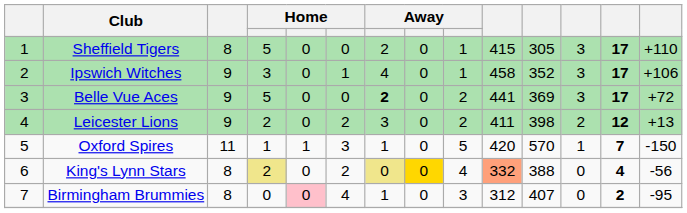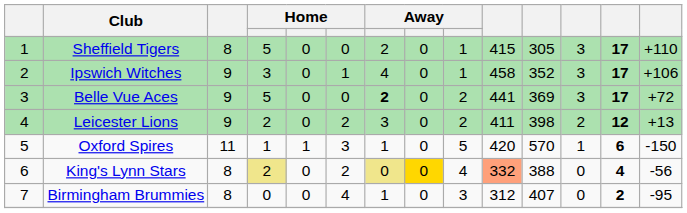(620, 146) 7 -> (620, 146) 6
(306, 195) pink background -> (306, 195) no background
